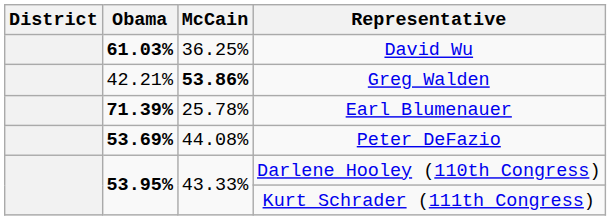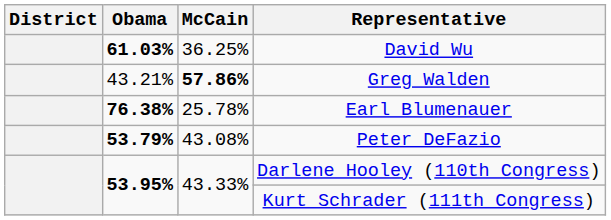(140, 80) 42.21% -> (140, 80) 43.21%
(215, 80) 53.86% -> (215, 80) 57.86%
(140, 110) 71.39% -> (140, 110) 76.38%
(140, 140) 53.69% -> (140, 140) 53.79%
(215, 140) 44.08% -> (215, 140) 43.08%
